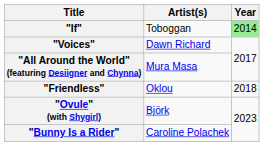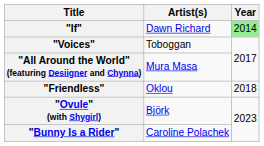(169, 28) Toboggan -> (178, 28) Dawn Richard
(178, 45) Dawn Richard -> (169, 45) Toboggan
